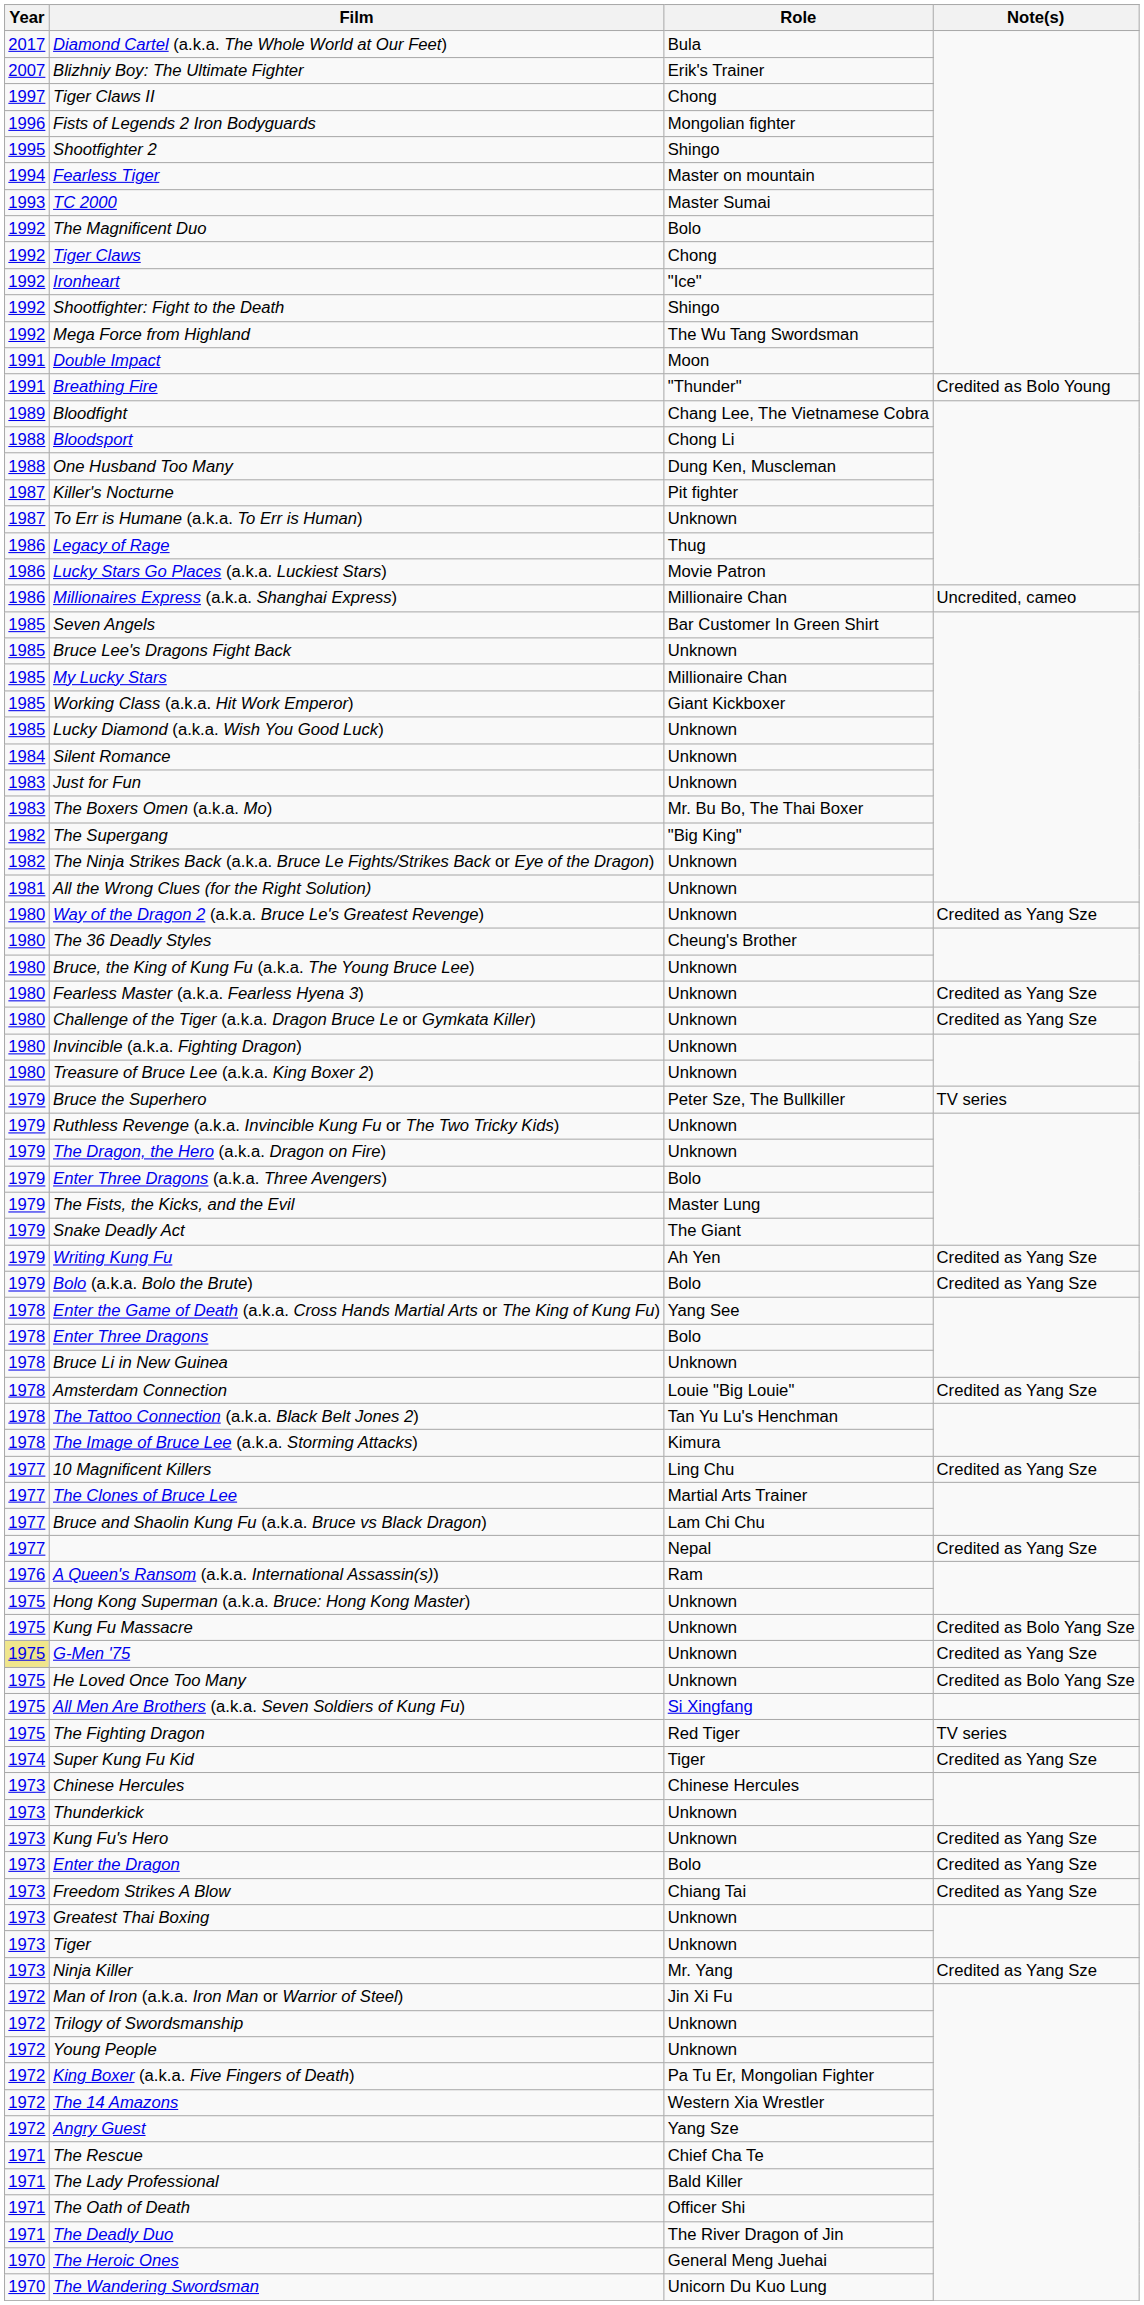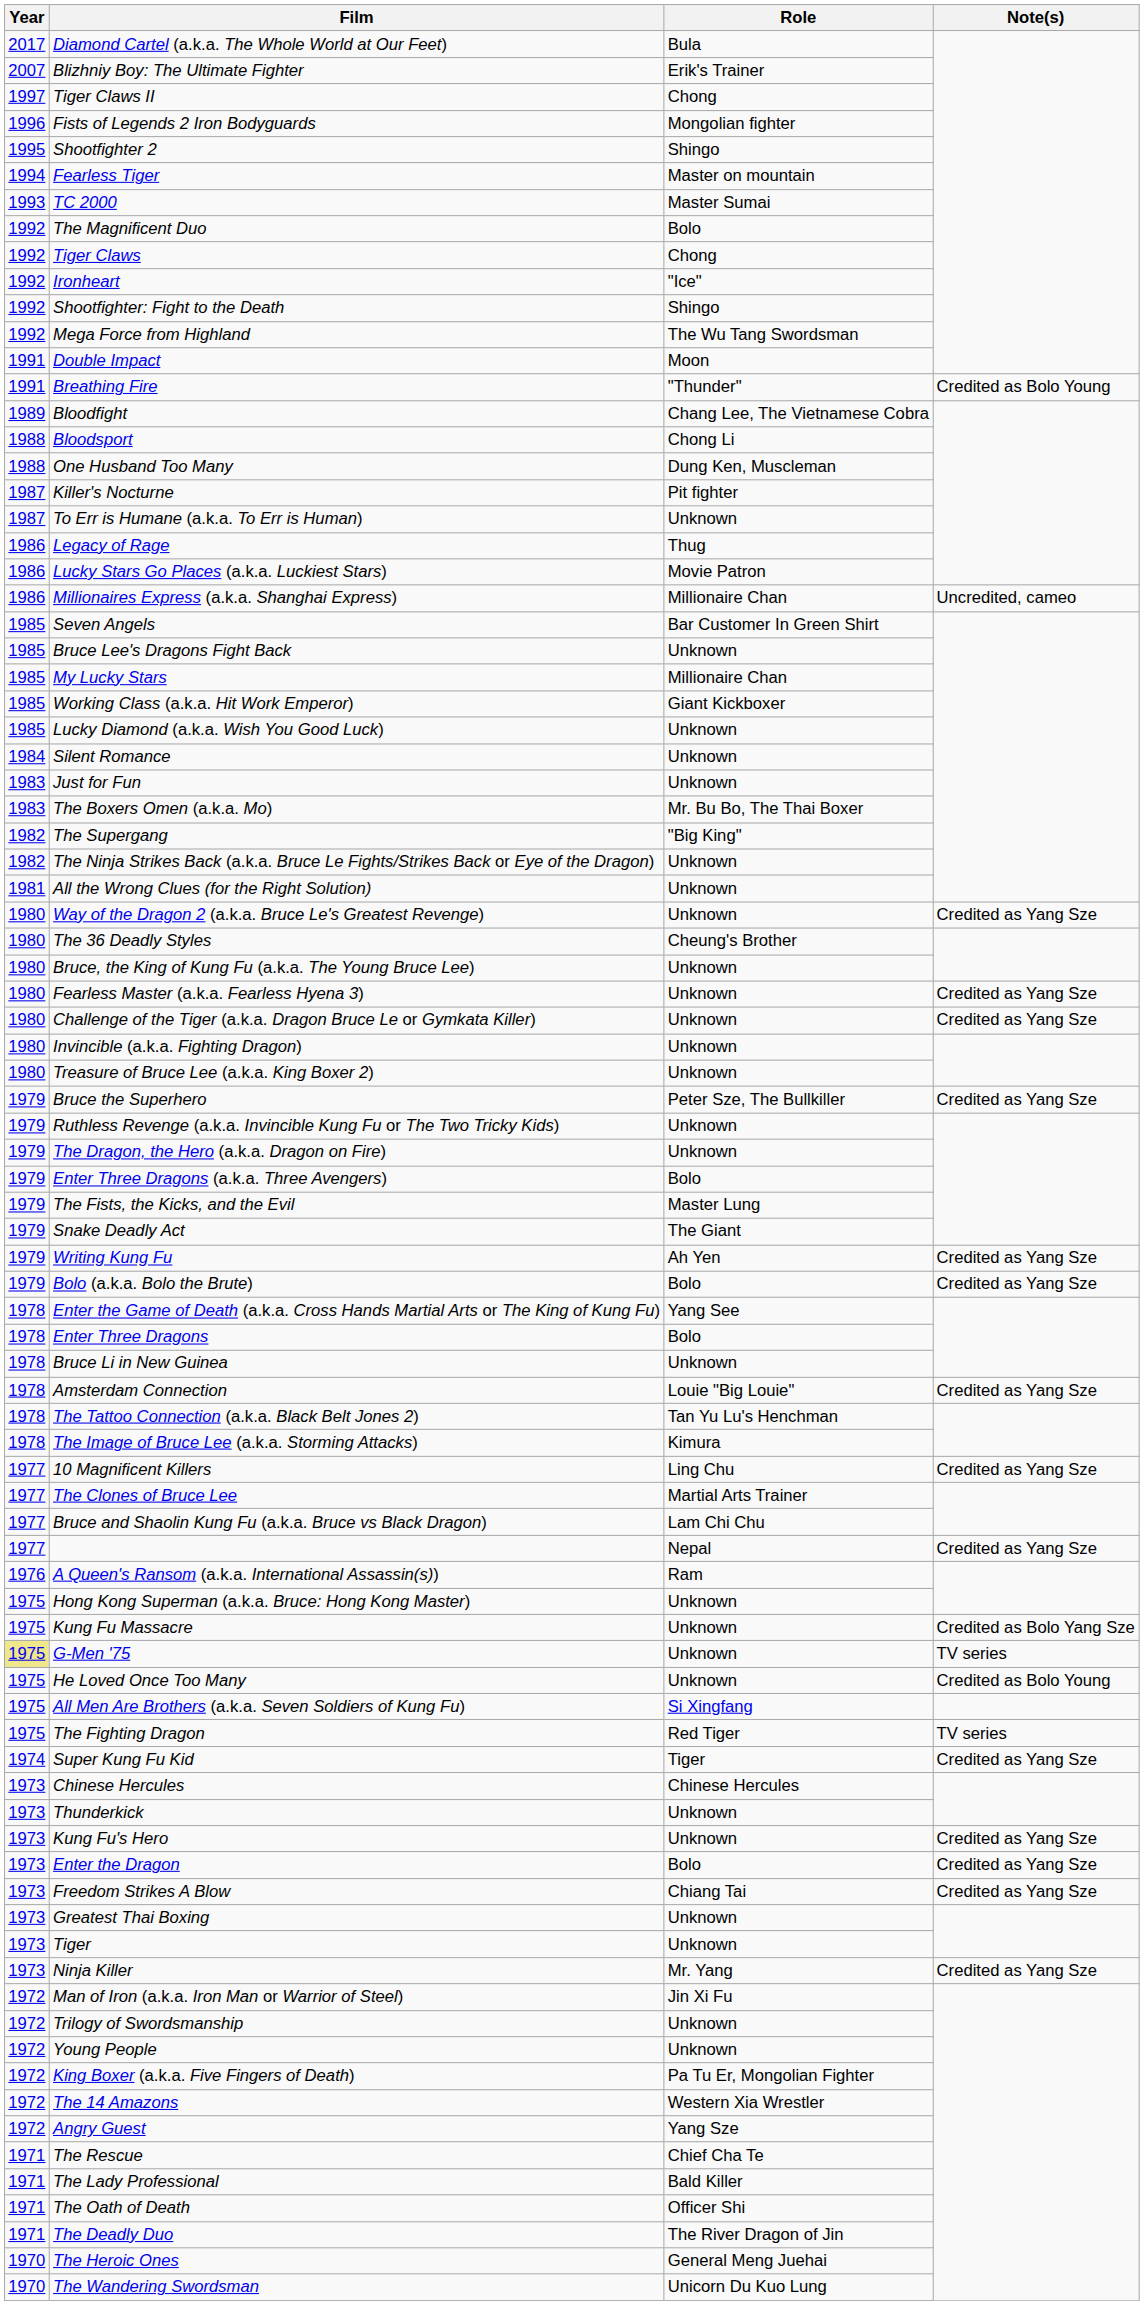(972, 1099) TV series -> (1017, 1099) Credited as Yang Sze
(1017, 1653) Credited as Yang Sze -> (972, 1653) TV series
(1036, 1680) Credited as Bolo Yang Sze -> (1024, 1680) Credited as Bolo Young
